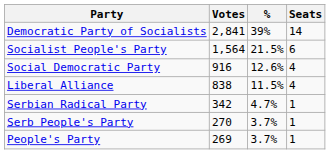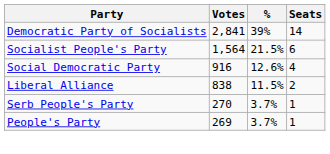(292, 85) 4 -> (292, 85) 2
- row: (77, 103)
